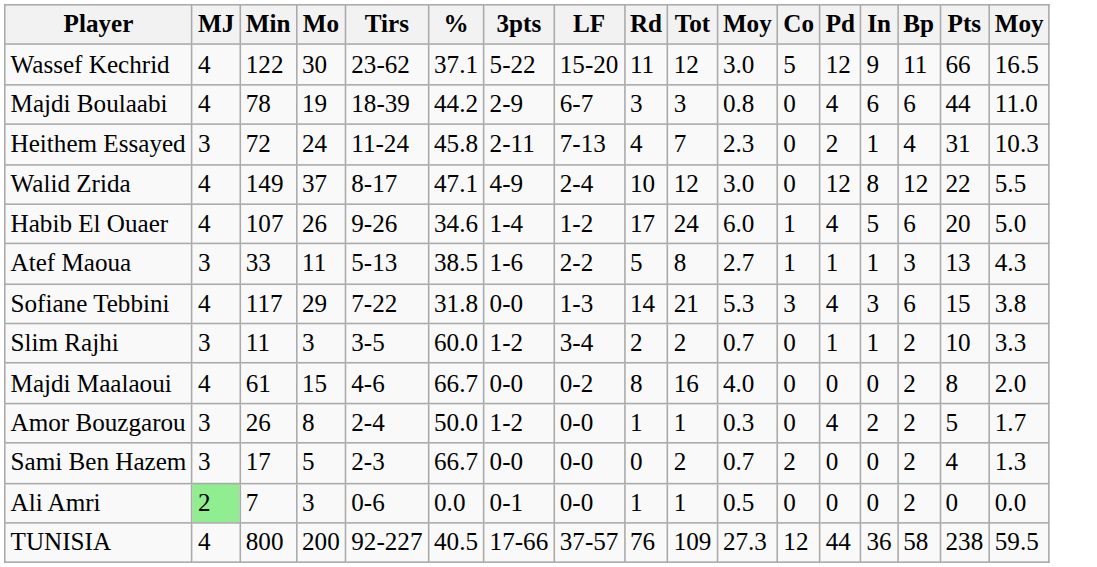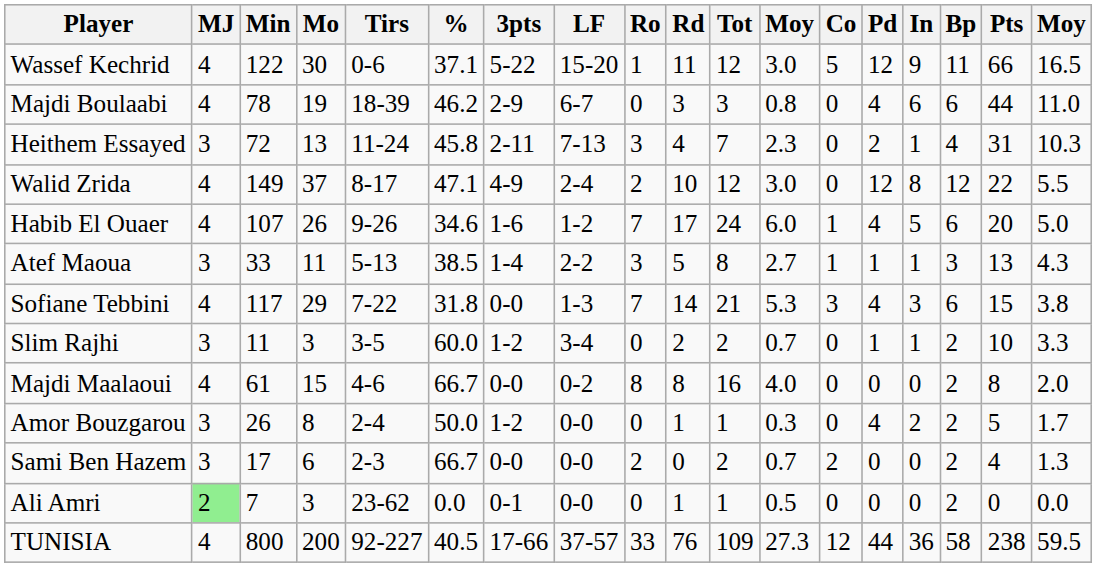+ column: (645, 24)
(381, 64) 23-62 -> (368, 64) 0-6
(456, 104) 44.2 -> (456, 104) 46.2
(315, 143) 24 -> (315, 143) 13
(506, 223) 1-4 -> (506, 223) 1-6
(506, 263) 1-6 -> (506, 263) 1-4
(308, 462) 5 -> (308, 462) 6
(368, 502) 0-6 -> (381, 502) 23-62
